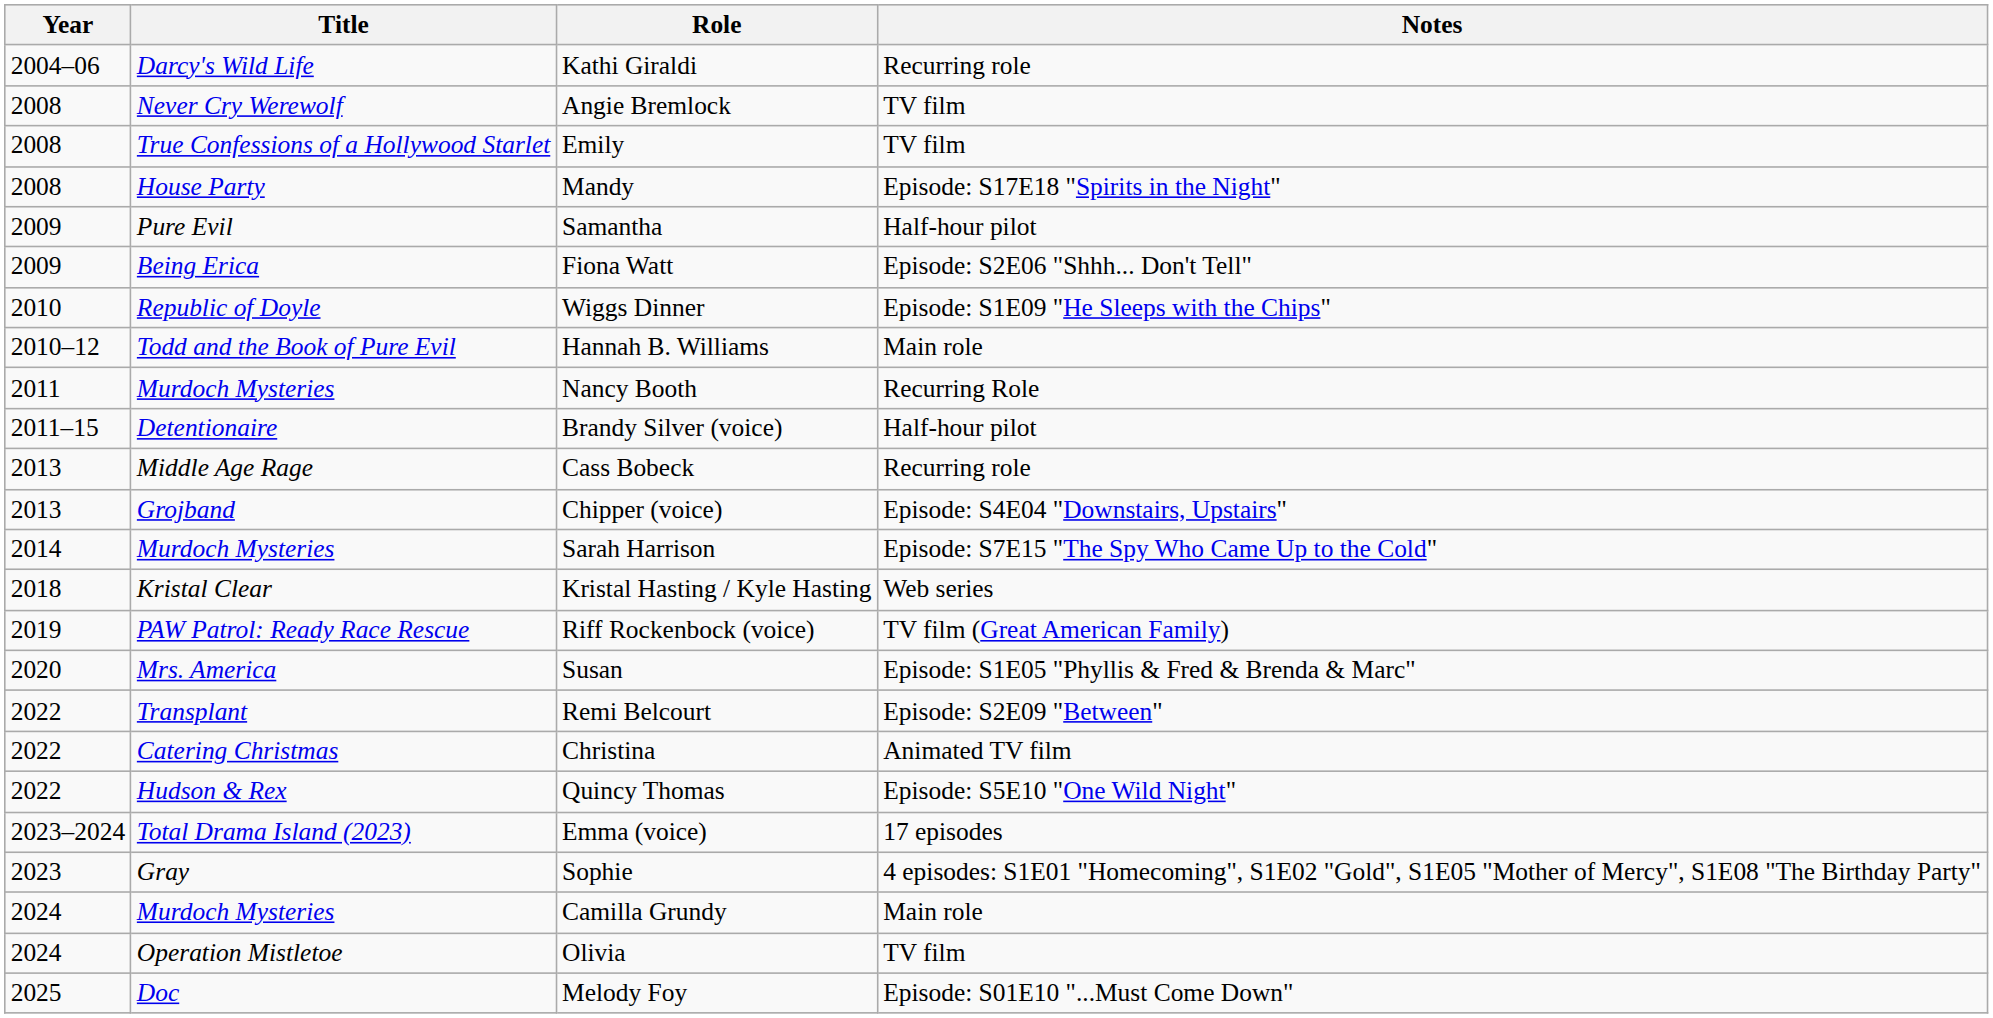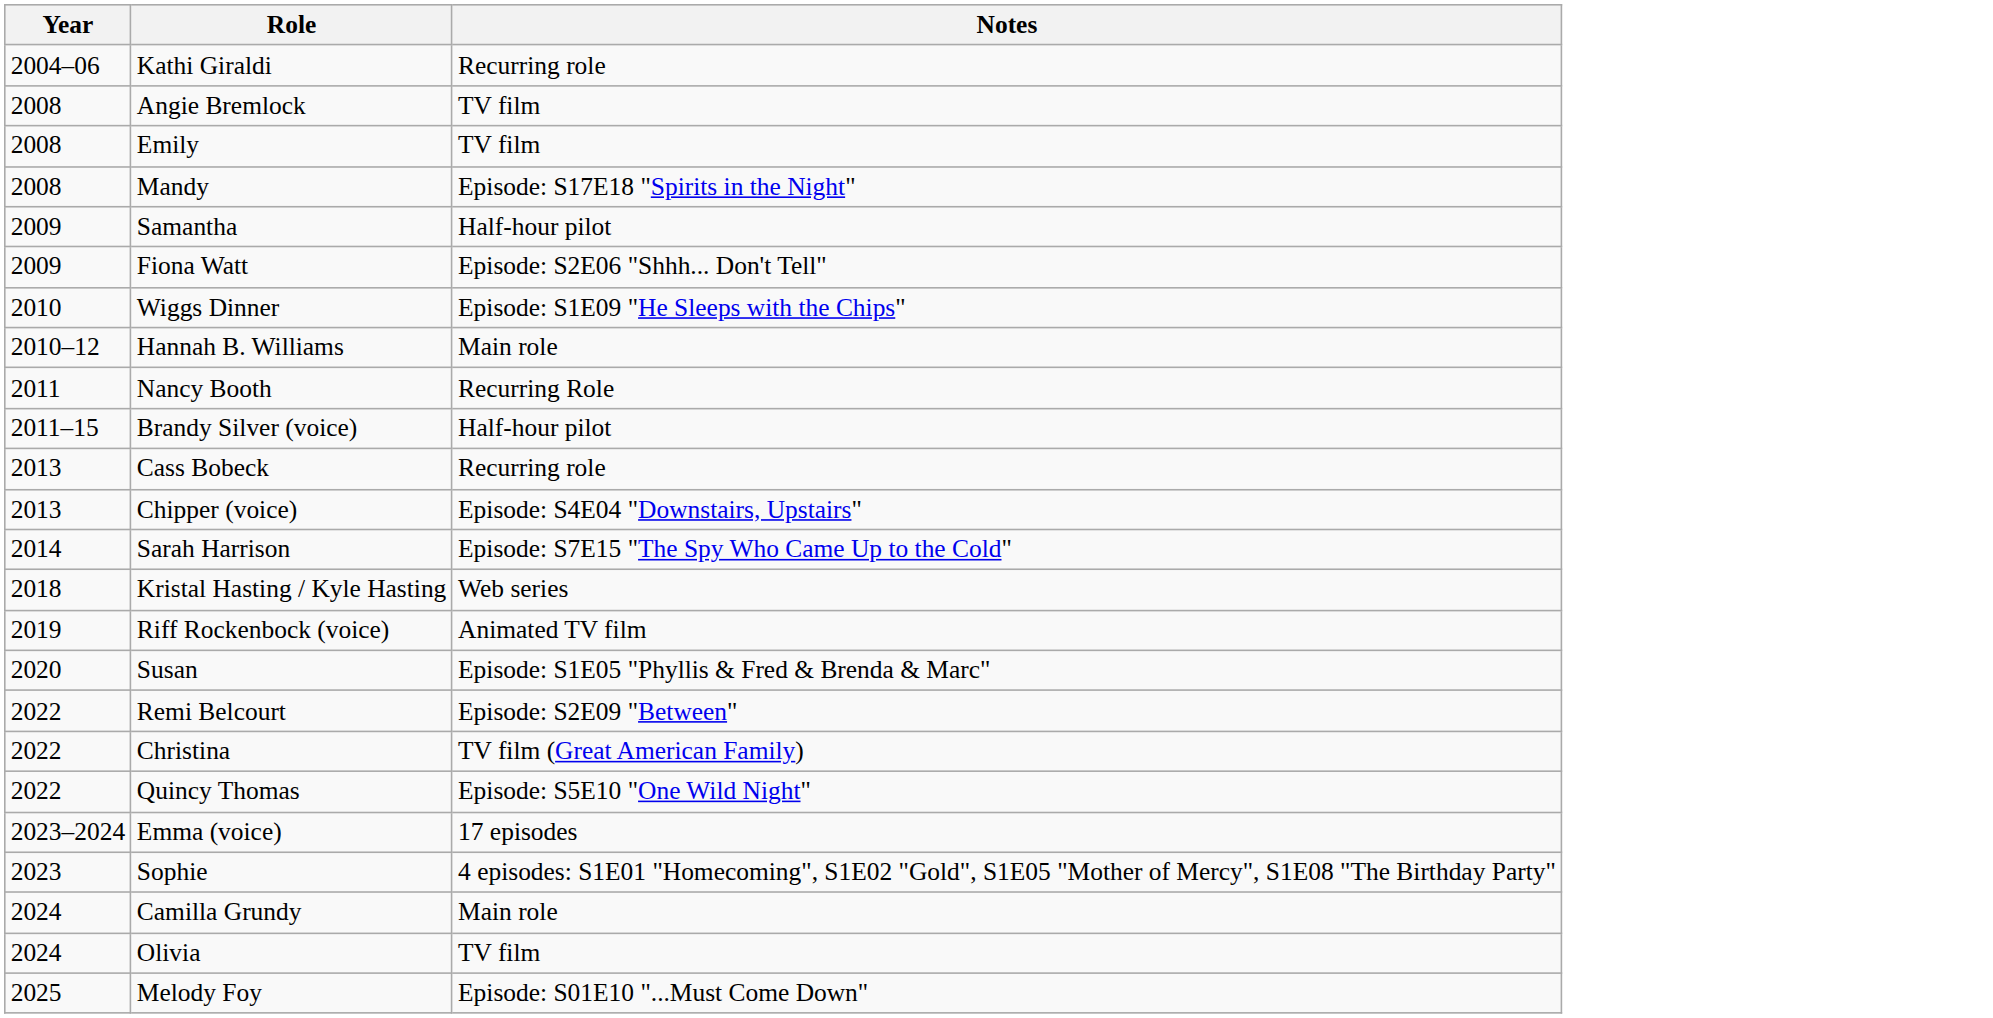- column: (344, 24)
(1056, 629) TV film (Great American Family) -> (552, 629) Animated TV film
(977, 750) Animated TV film -> (631, 750) TV film (Great American Family)
